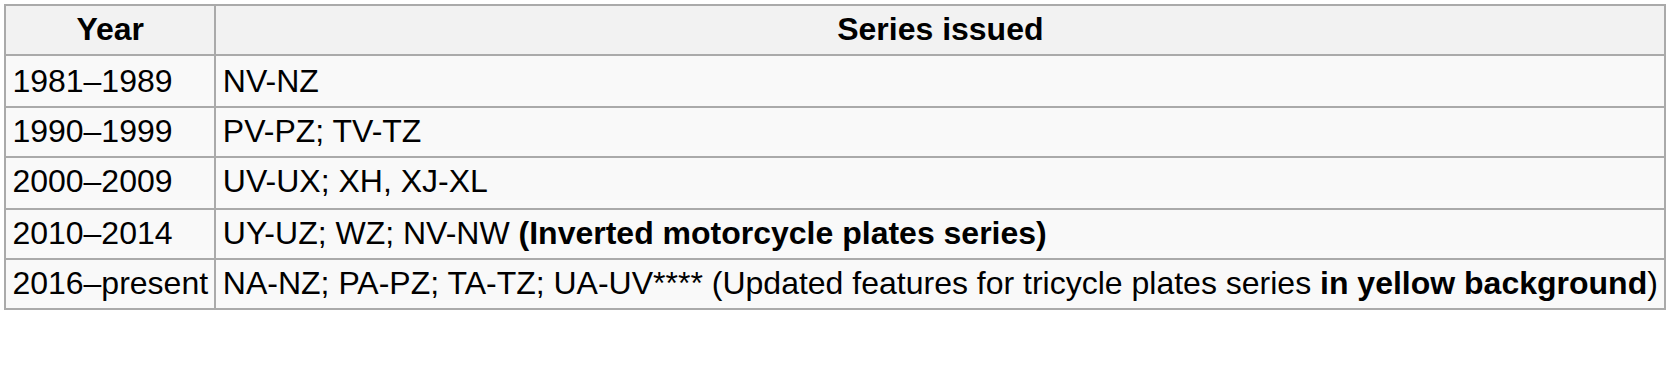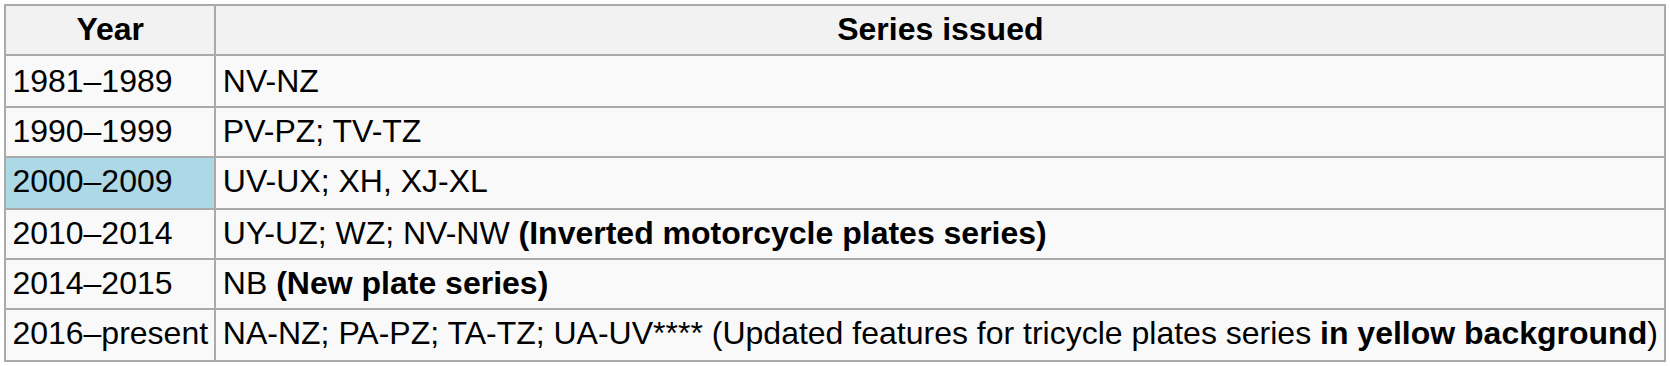(92, 182) no background -> (92, 182) lightblue background
+ row: (386, 283)
